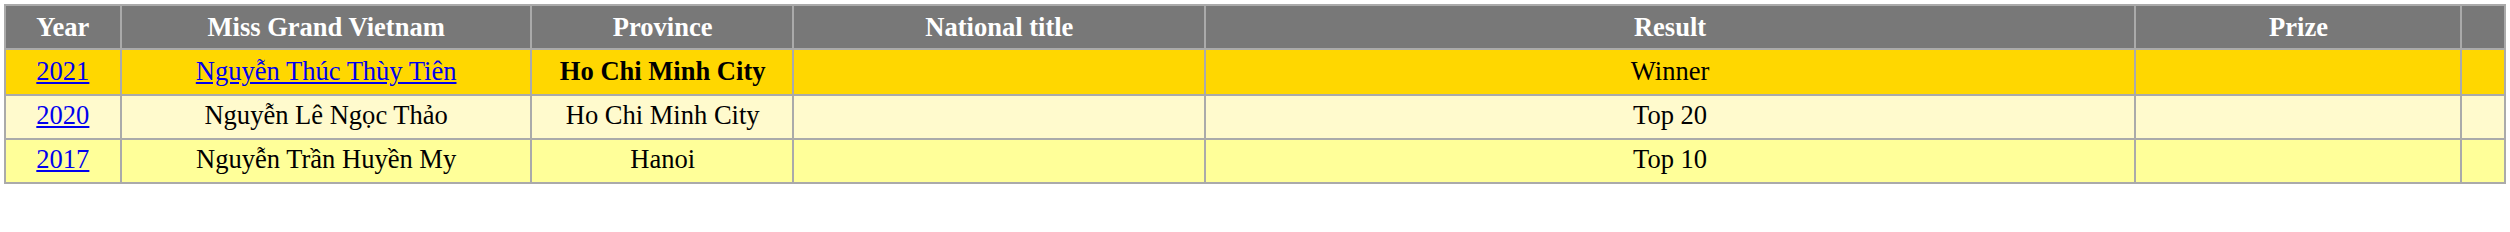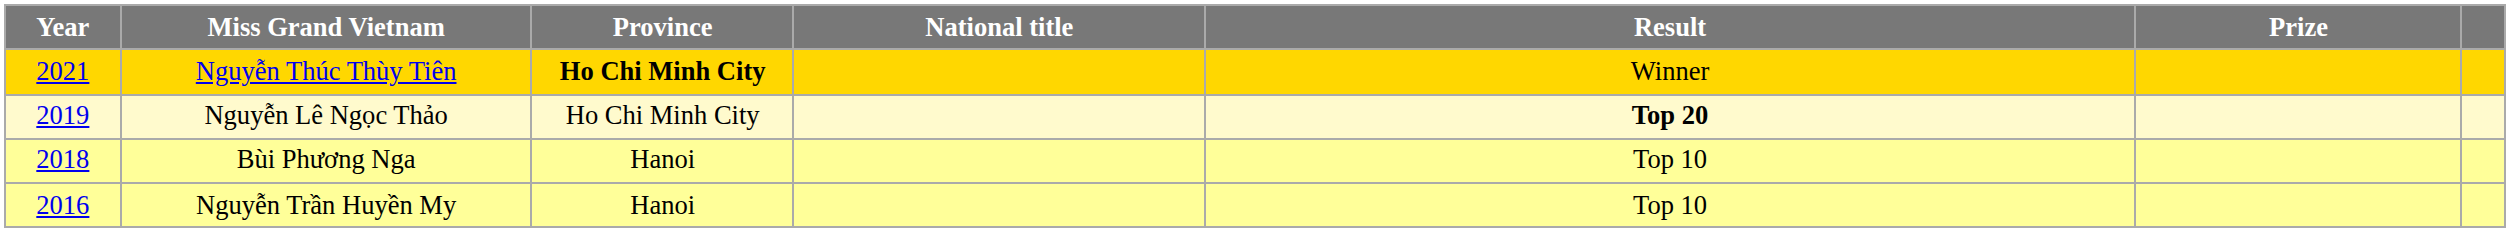(63, 116) 2020 -> (63, 116) 2019
(1670, 116) normal -> (1670, 116) bold
+ row: (326, 160)
(63, 160) 2017 -> (63, 205) 2016
